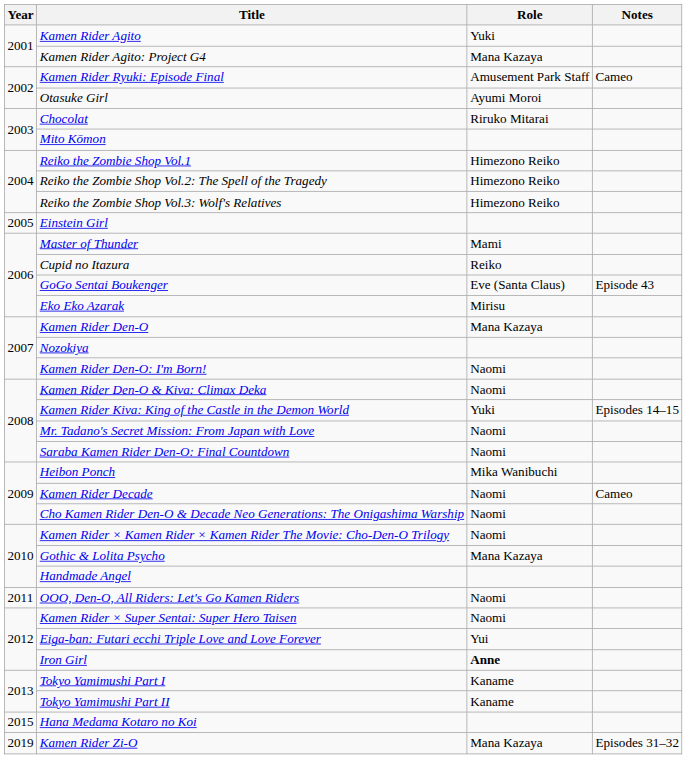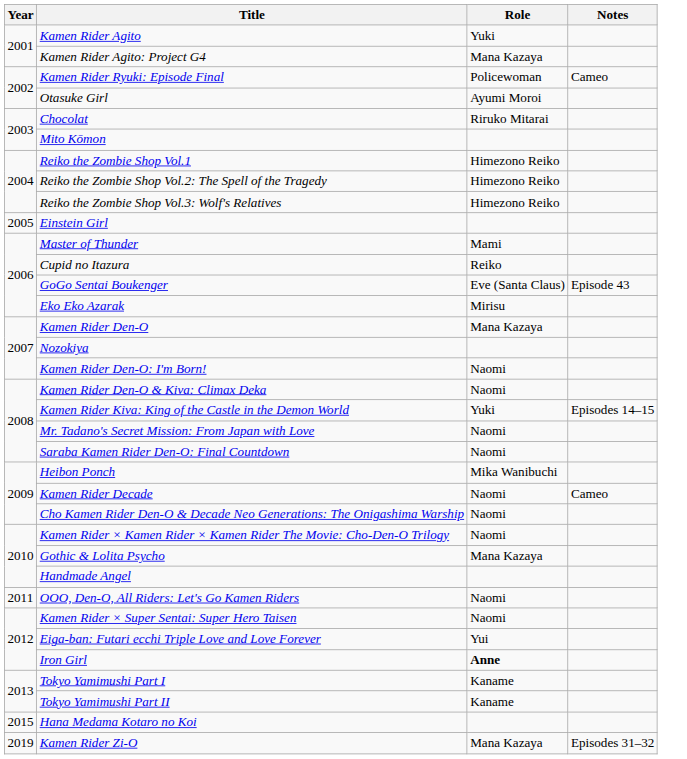(530, 77) Amusement Park Staff -> (506, 77) Policewoman
